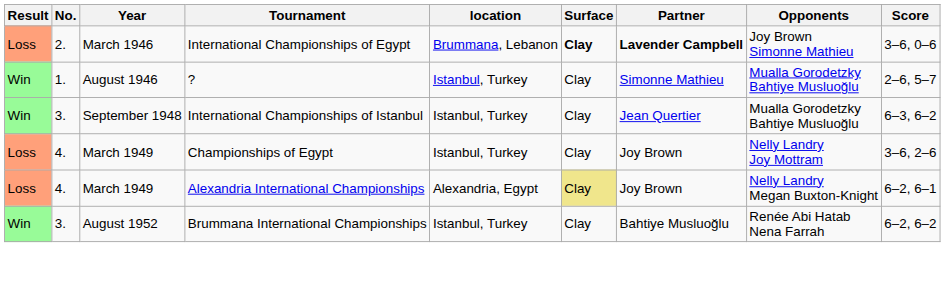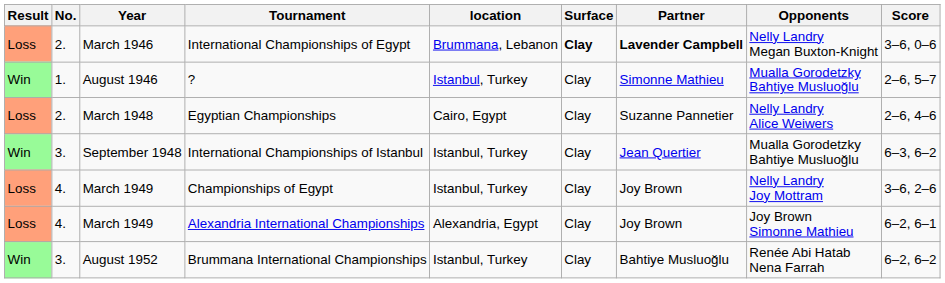(801, 44) Joy Brown Simonne Mathieu -> (814, 44) Nelly Landry Megan Buxton-Knight
+ row: (262, 116)
(578, 188) khaki background -> (578, 224) no background
(814, 188) Nelly Landry Megan Buxton-Knight -> (801, 224) Joy Brown Simonne Mathieu
